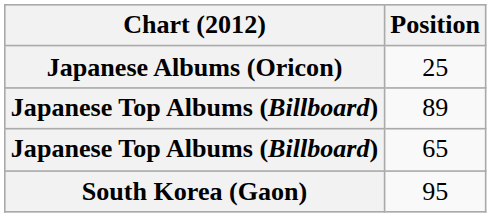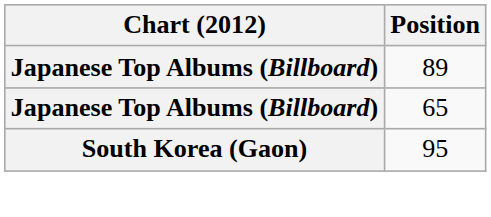- row: (435, 66)
